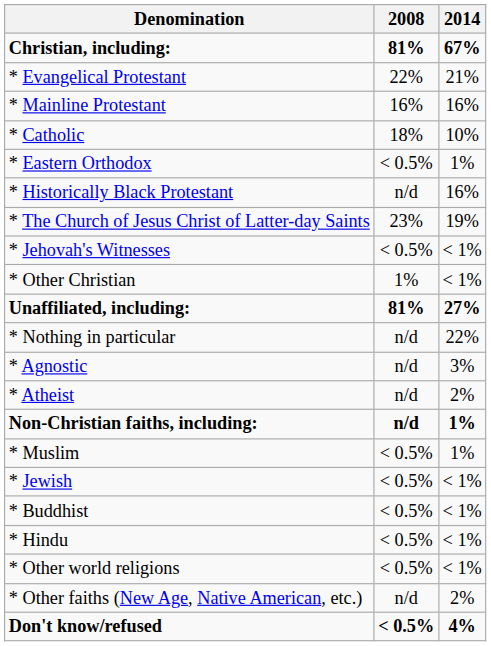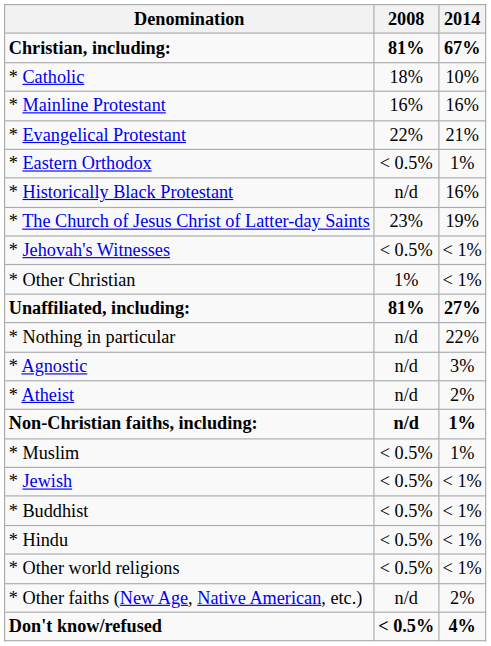rows swapped: (97, 76) <-> (47, 134)
